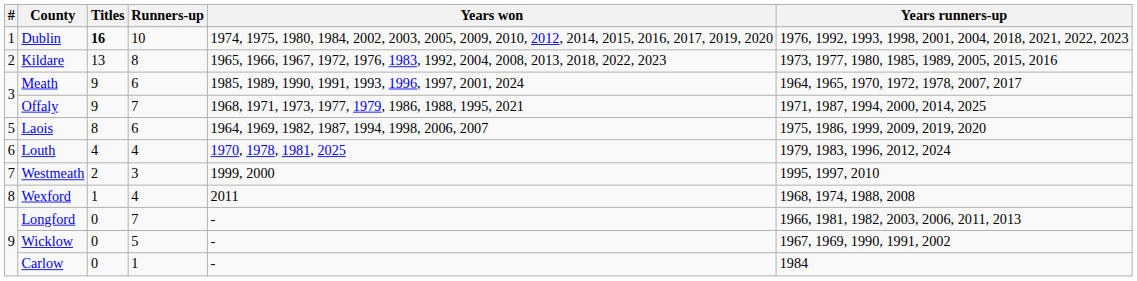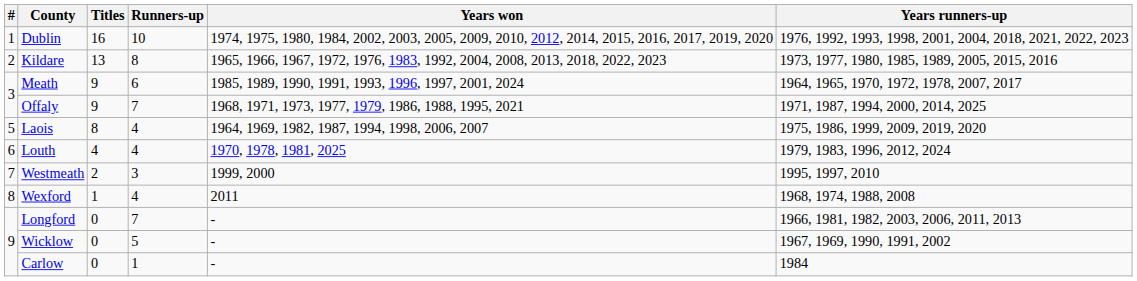(98, 38) bold -> (98, 38) normal
(135, 128) 6 -> (135, 128) 4
